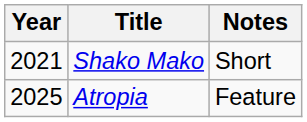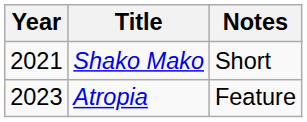(36, 97) 2025 -> (36, 97) 2023
